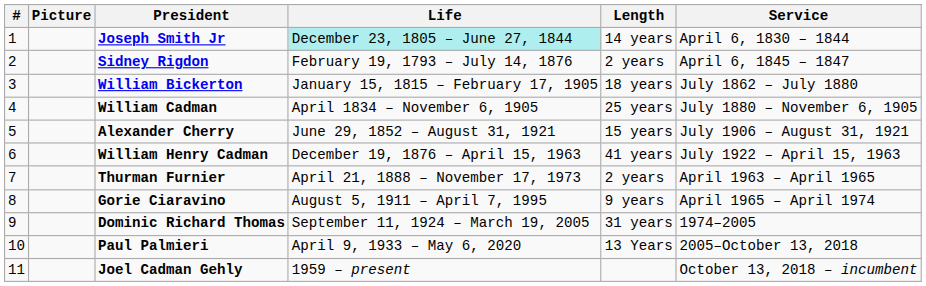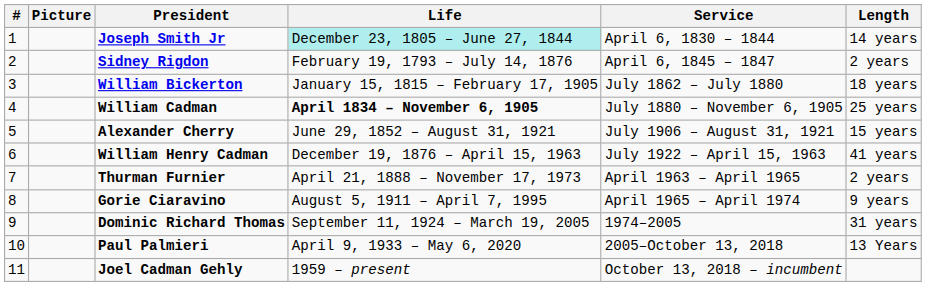columns swapped: (798, 16) <-> (639, 16)
(415, 108) normal -> (415, 108) bold
